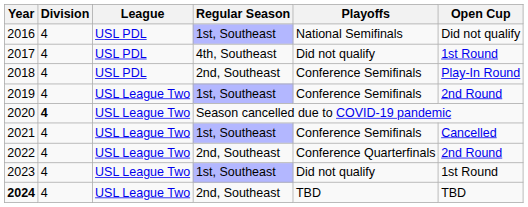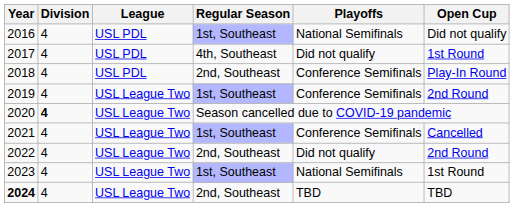(366, 152) Conference Quarterfinals -> (336, 152) Did not qualify
(336, 172) Did not qualify -> (349, 172) National Semifinals
